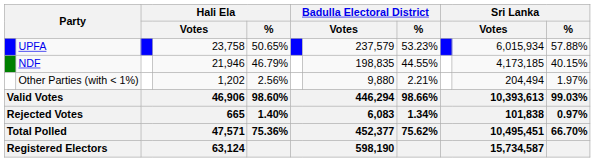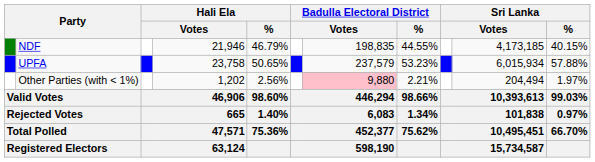rows swapped: (32, 47) <-> (29, 64)
(381, 81) no background -> (381, 81) pink background
